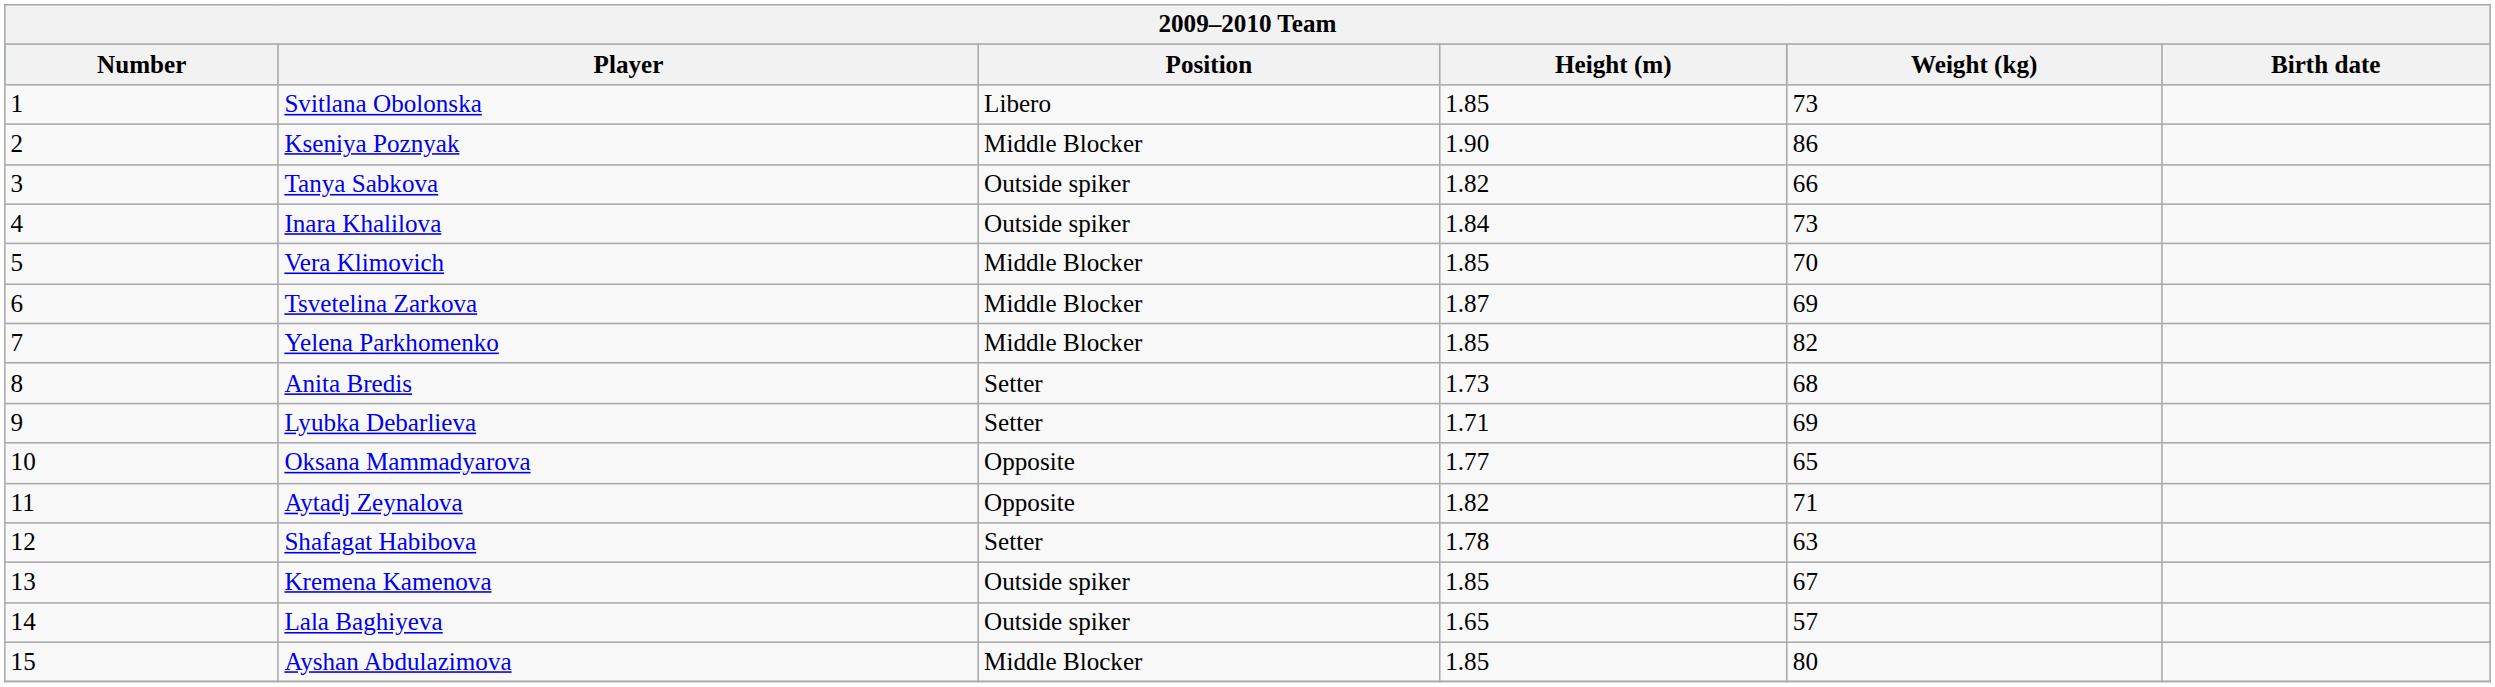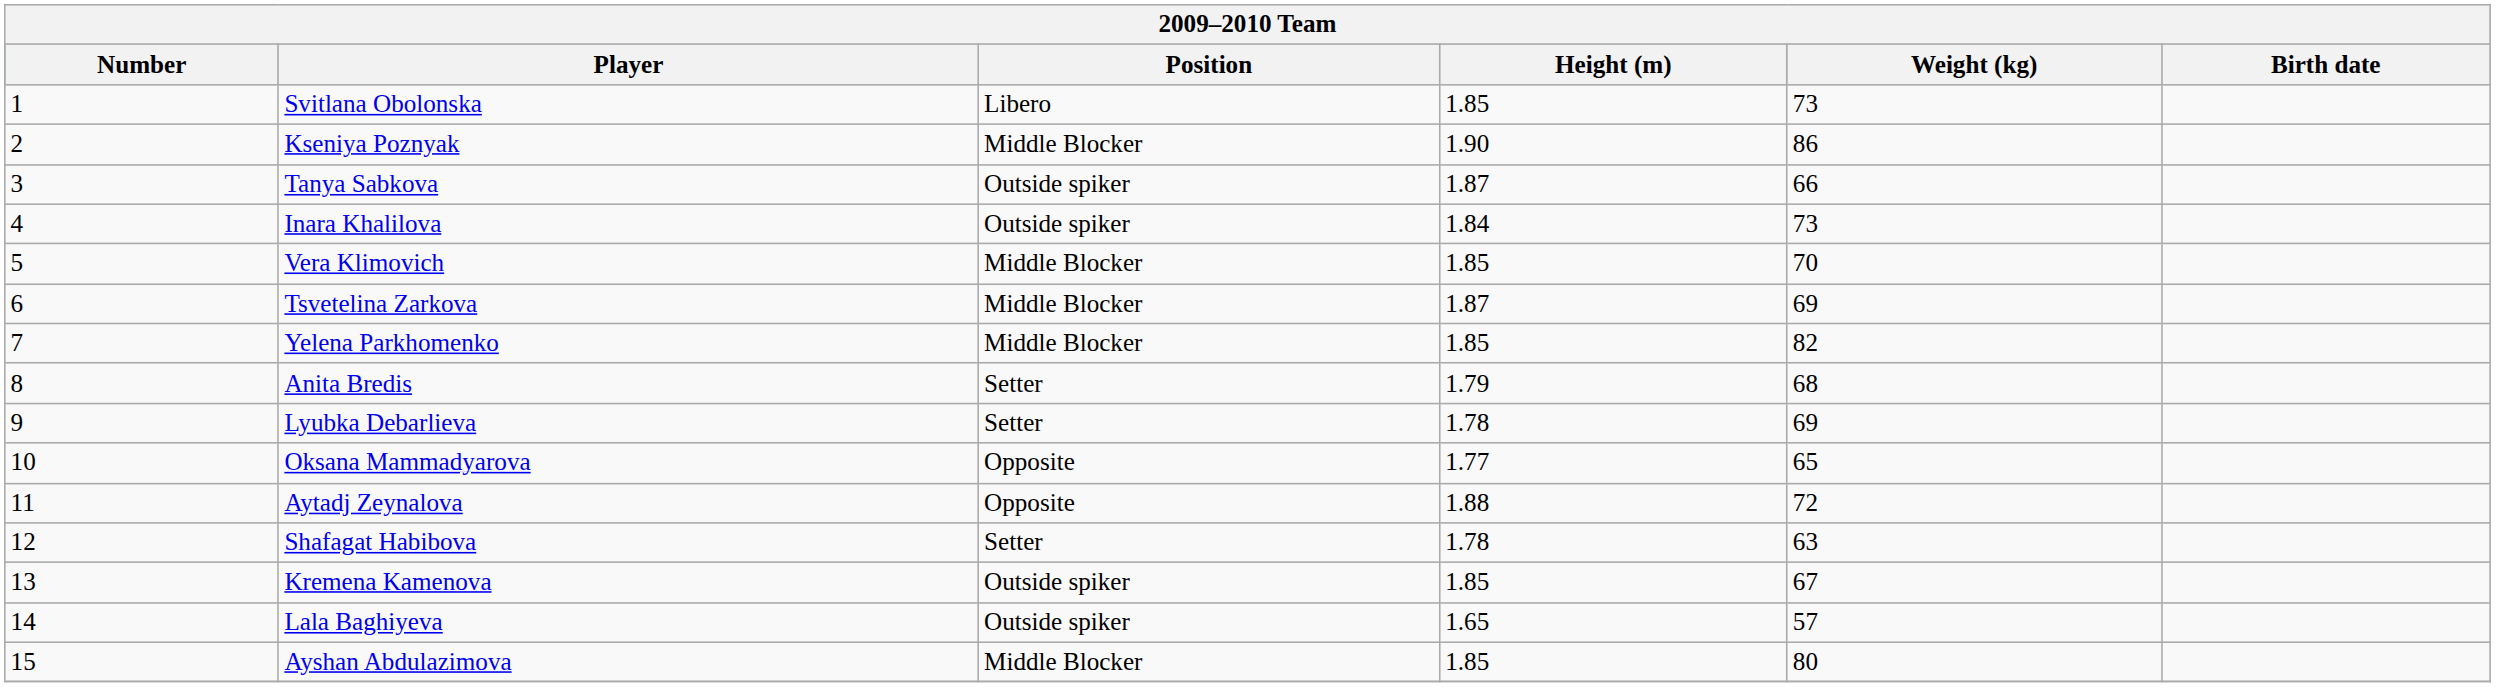(1467, 183) 1.82 -> (1467, 183) 1.87
(1467, 382) 1.73 -> (1467, 382) 1.79
(1467, 422) 1.71 -> (1467, 422) 1.78
(1467, 502) 1.82 -> (1467, 502) 1.88
(1805, 502) 71 -> (1805, 502) 72
